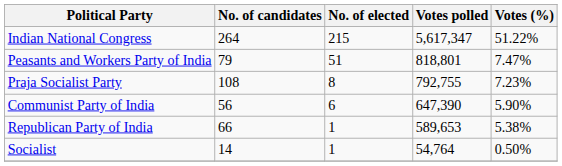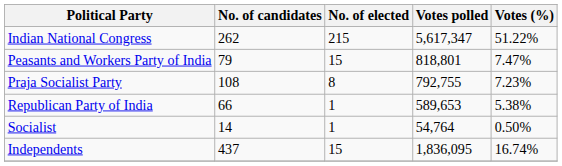(229, 37) 264 -> (229, 37) 262
(335, 60) 51 -> (335, 60) 15
- row: (81, 104)
+ row: (45, 149)
